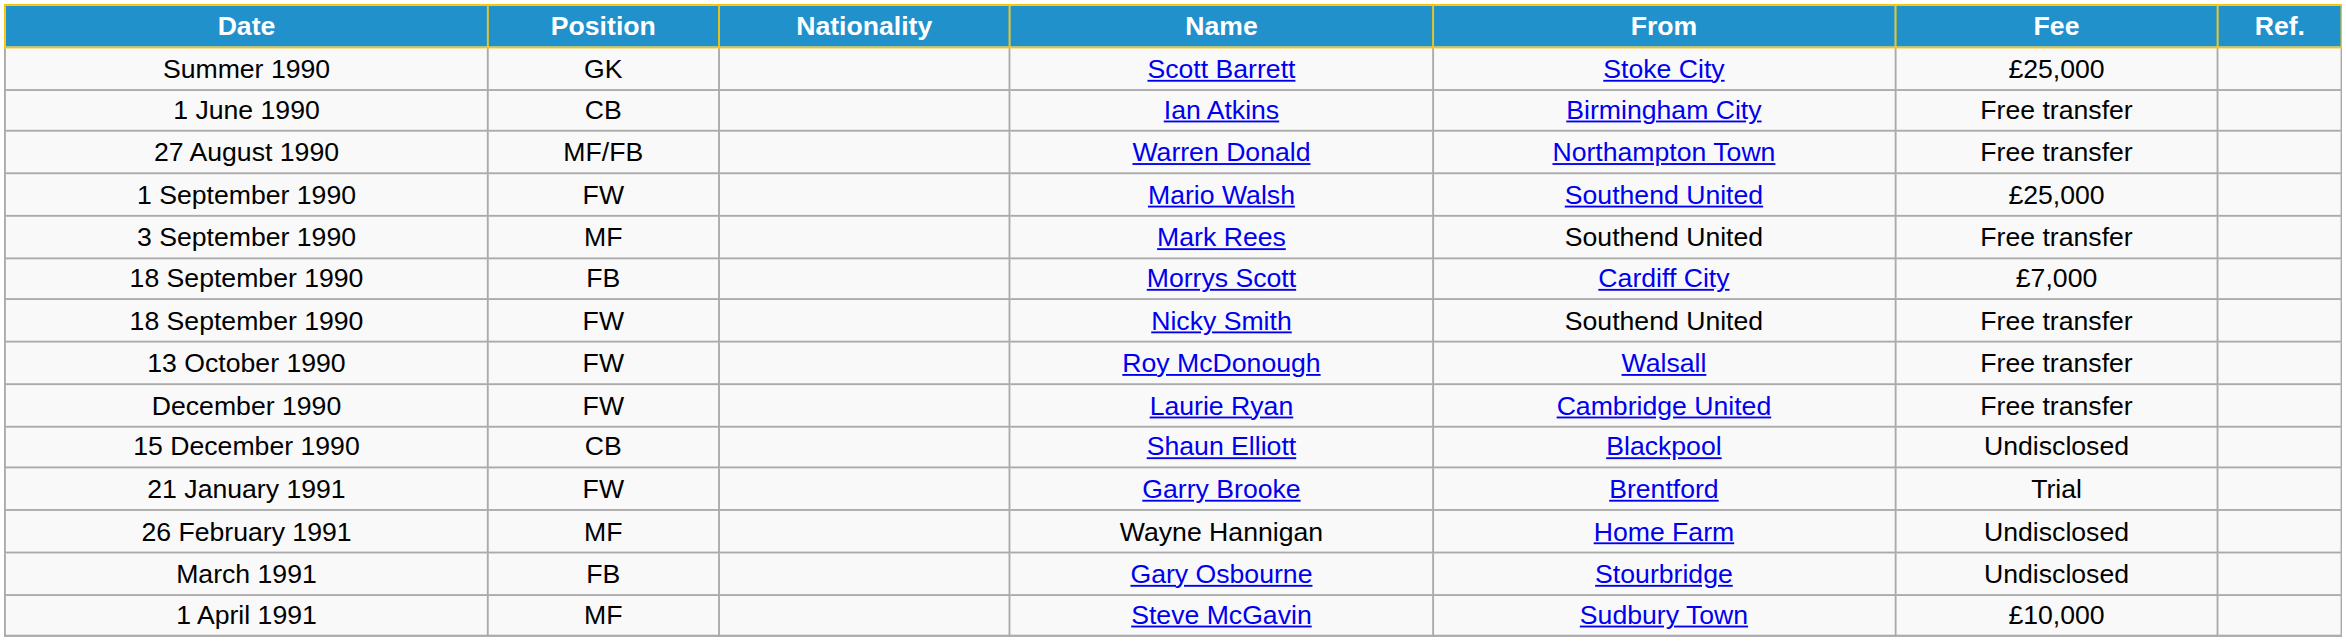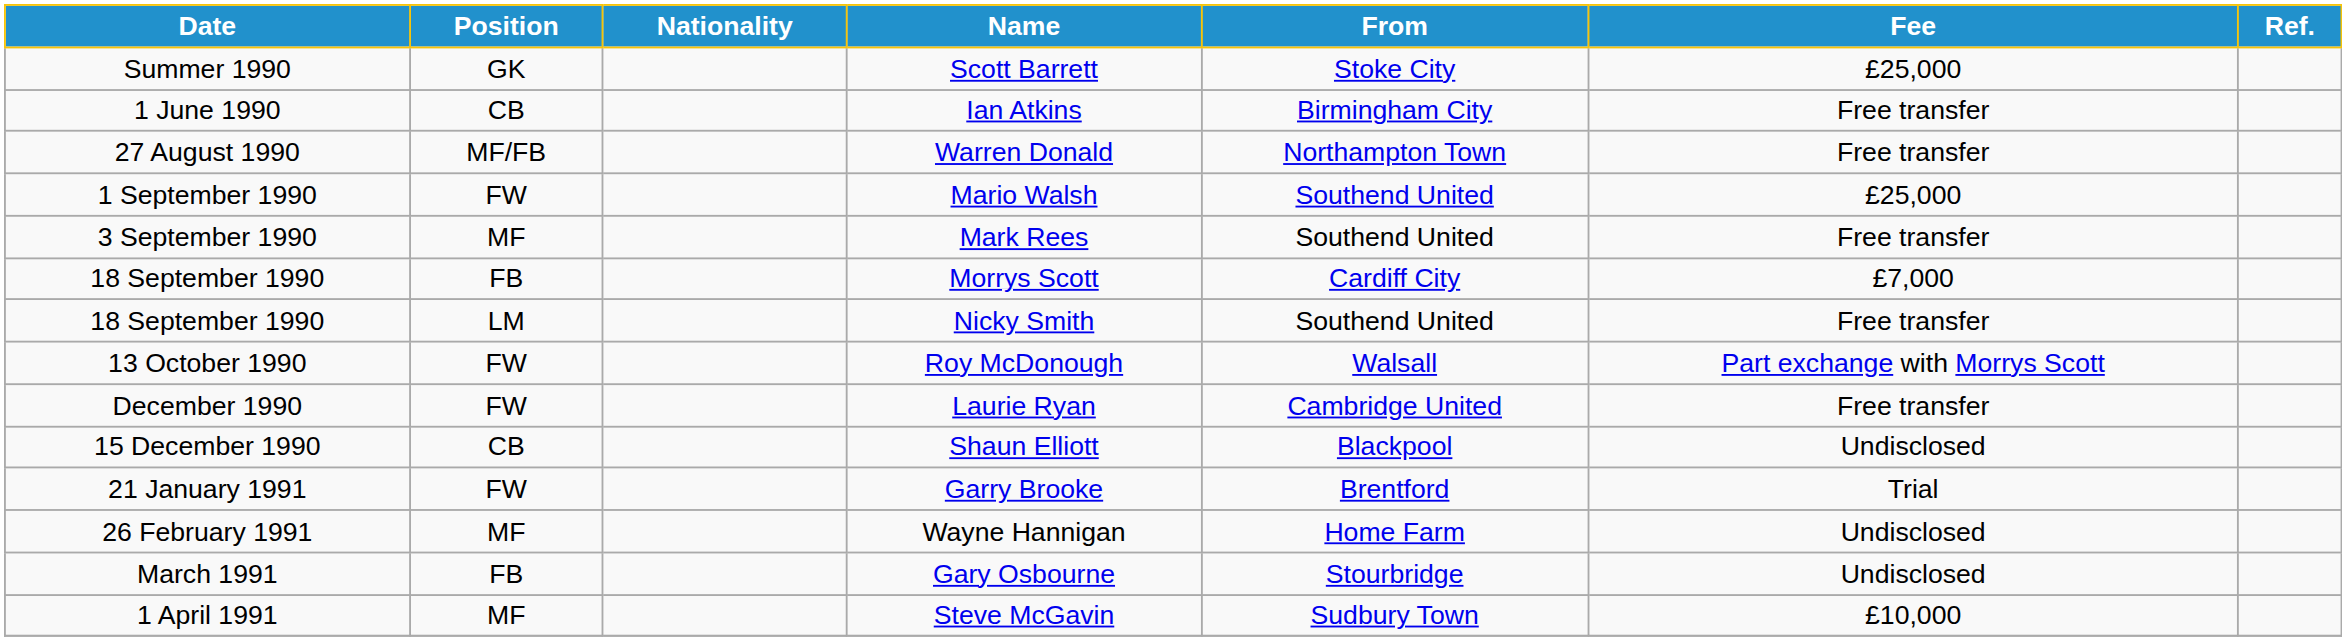(603, 321) FW -> (506, 321) LM
(2057, 363) Free transfer -> (1913, 363) Part exchange with Morrys Scott
